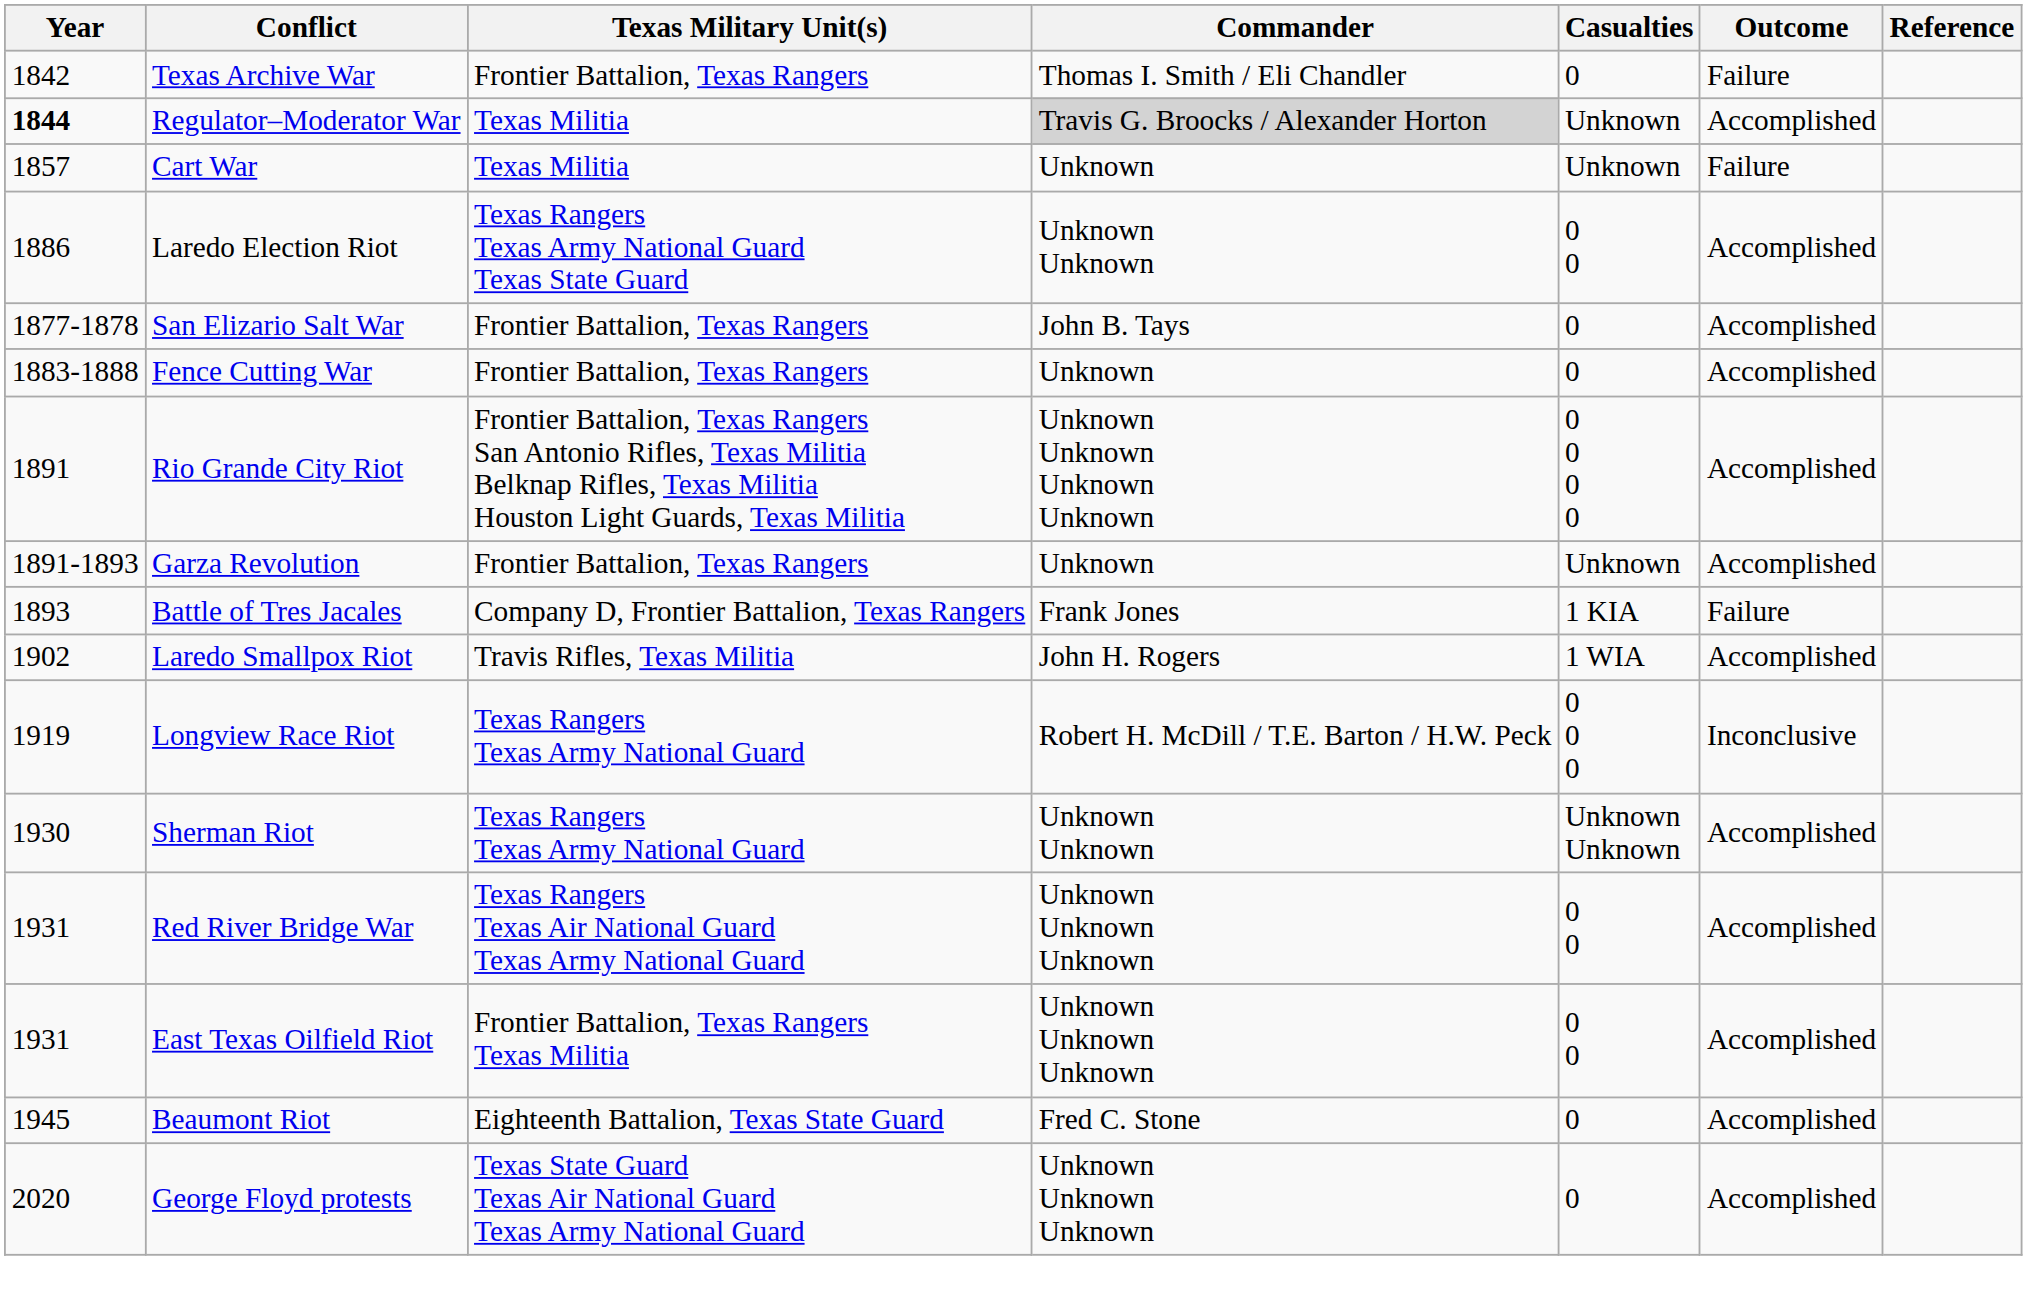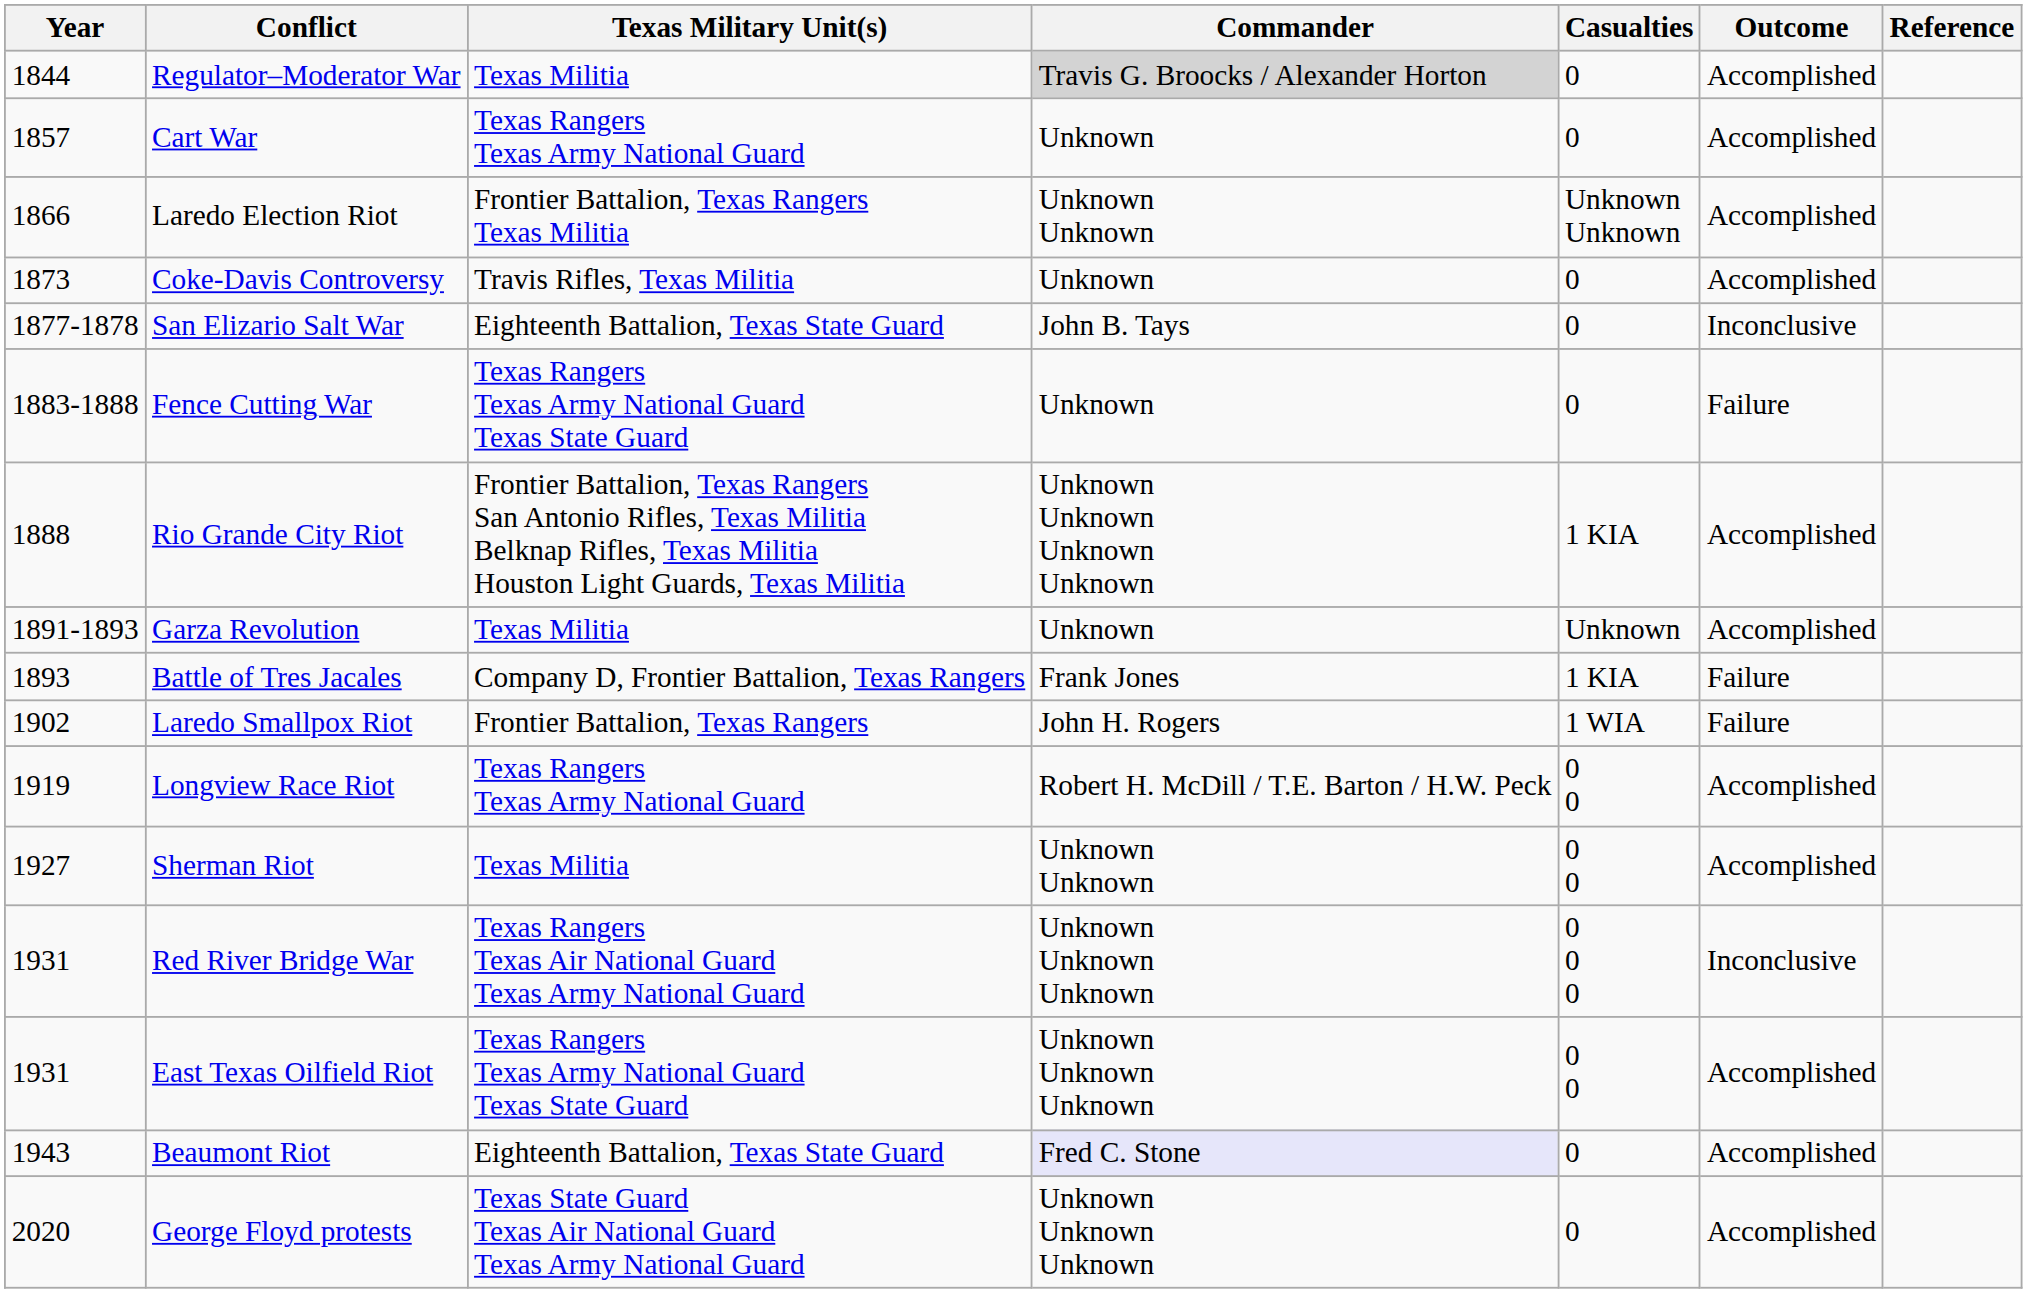- row: (263, 74)
(41, 120) bold -> (41, 74) normal
(1623, 120) Unknown -> (1572, 74) 0
(551, 167) Texas Militia -> (639, 137) Texas Rangers Texas Army National Guard
(1623, 167) Unknown -> (1572, 137) 0
(1748, 167) Failure -> (1791, 137) Accomplished
(41, 246) 1886 -> (41, 216) 1866
(639, 246) Texas Rangers Texas Army National Guard Texas State Guard -> (671, 216) Frontier Battalion, Texas Rangers Texas Militia
(1572, 246) 0 0 -> (1623, 216) Unknown Unknown
+ row: (298, 279)
(671, 325) Frontier Battalion, Texas Rangers -> (709, 325) Eighteenth Battalion, Texas State Guard
(1791, 325) Accomplished -> (1782, 325) Inconclusive
(671, 372) Frontier Battalion, Texas Rangers -> (639, 405) Texas Rangers Texas Army National Guard Texas State Guard
(1791, 372) Accomplished -> (1748, 405) Failure
(41, 468) 1891 -> (41, 533) 1888
(1572, 468) 0 0 0 0 -> (1602, 533) 1 KIA
(671, 563) Frontier Battalion, Texas Rangers -> (551, 629) Texas Militia
(634, 656) Travis Rifles, Texas Militia -> (671, 722) Frontier Battalion, Texas Rangers
(1791, 656) Accomplished -> (1748, 722) Failure
(1572, 736) 0 0 0 -> (1572, 785) 0 0
(1782, 736) Inconclusive -> (1791, 785) Accomplished
(41, 832) 1930 -> (41, 864) 1927
(639, 832) Texas Rangers Texas Army National Guard -> (551, 864) Texas Militia
(1623, 832) Unknown Unknown -> (1572, 864) 0 0
(1572, 927) 0 0 -> (1572, 960) 0 0 0
(1791, 927) Accomplished -> (1782, 960) Inconclusive
(671, 1040) Frontier Battalion, Texas Rangers Texas Militia -> (639, 1073) Texas Rangers Texas Army National Guard Texas State Guard
(41, 1119) 1945 -> (41, 1152) 1943
(1120, 1119) no background -> (1120, 1152) lavender background
